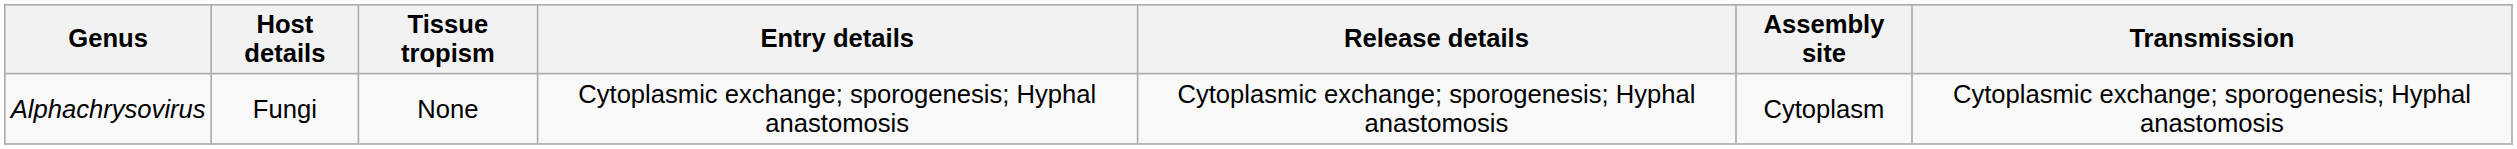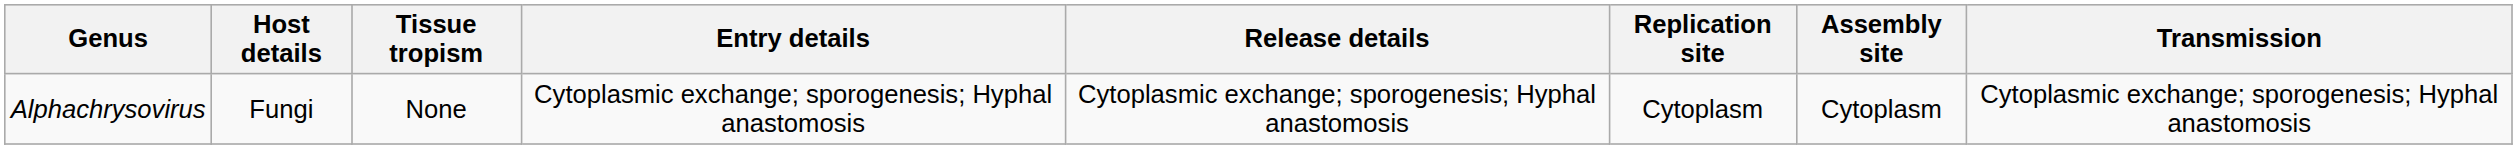+ column: (1703, 39)
